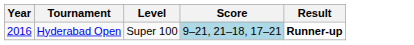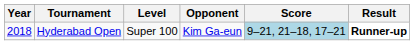+ column: (212, 14)
(19, 31) 2016 -> (19, 31) 2018
